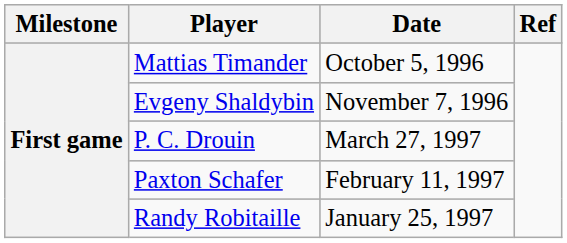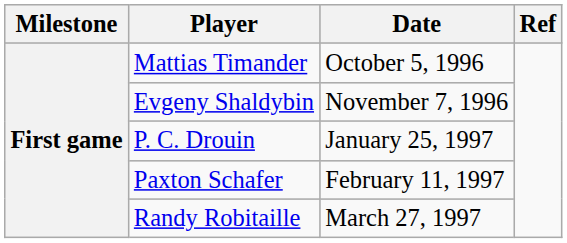(403, 140) March 27, 1997 -> (409, 140) January 25, 1997
(409, 218) January 25, 1997 -> (403, 218) March 27, 1997
